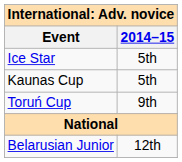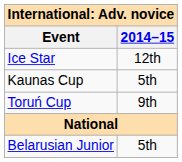(147, 59) 5th -> (147, 59) 12th
(147, 146) 12th -> (147, 146) 5th
